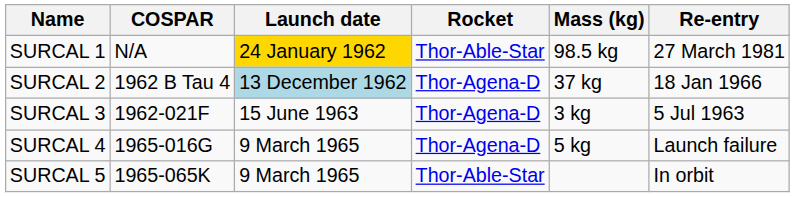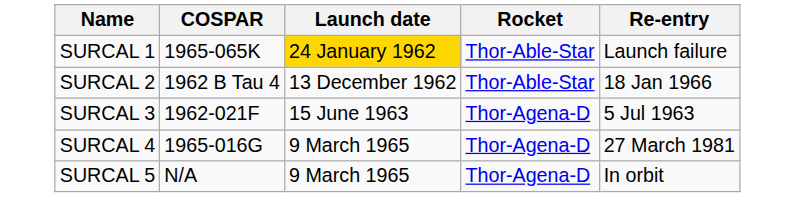- column: (599, 20)
(131, 51) N/A -> (213, 51) 1965-065K
(719, 51) 27 March 1981 -> (665, 51) Launch failure
(323, 82) lightblue background -> (373, 82) no background
(478, 82) Thor-Agena-D -> (530, 82) Thor-Able-Star
(715, 144) Launch failure -> (669, 144) 27 March 1981
(163, 176) 1965-065K -> (181, 176) N/A
(480, 176) Thor-Able-Star -> (528, 176) Thor-Agena-D
